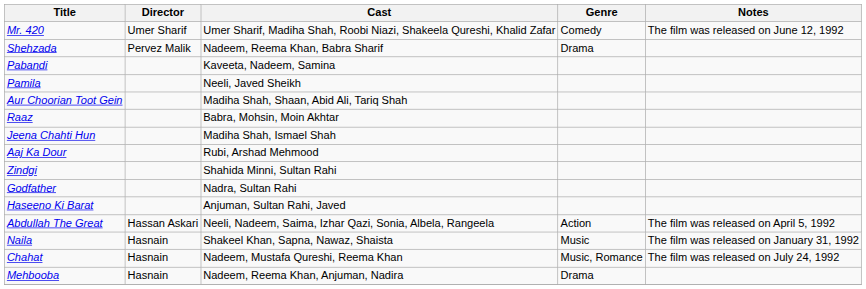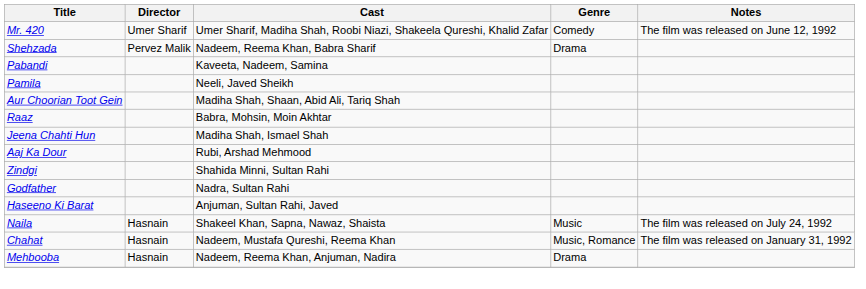- row: (55, 223)
(753, 240) The film was released on January 31, 1992 -> (736, 223) The film was released on July 24, 1992
(744, 258) The film was released on July 24, 1992 -> (746, 240) The film was released on January 31, 1992
